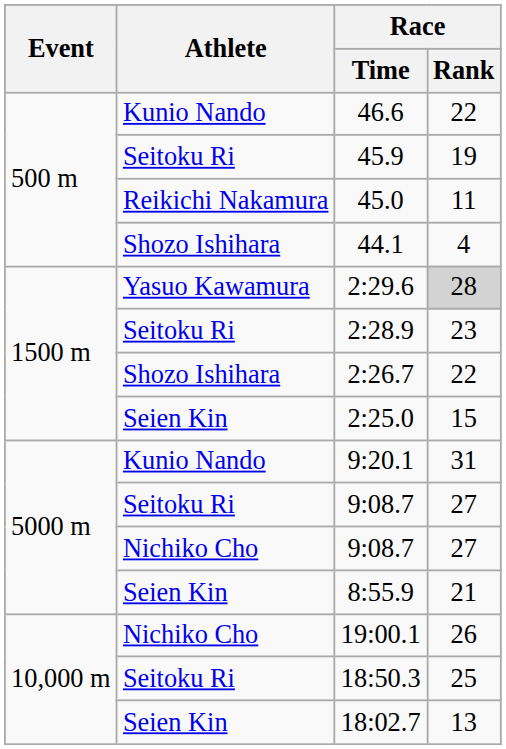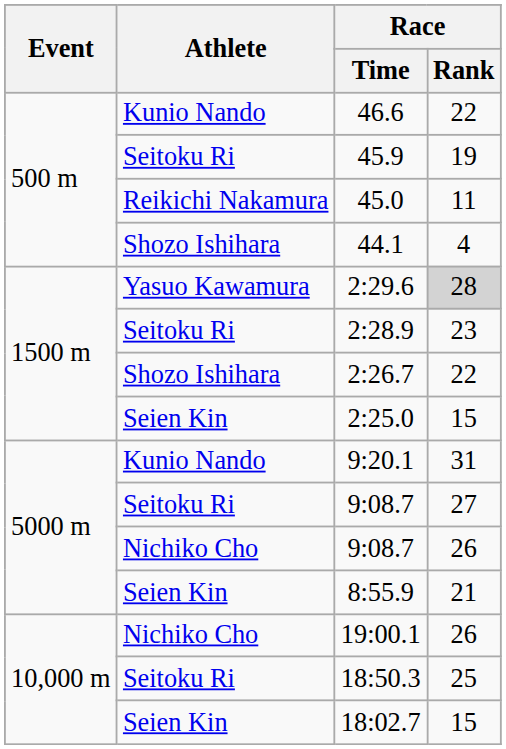(464, 548) 27 -> (464, 548) 26
(464, 722) 13 -> (464, 722) 15
